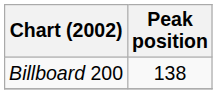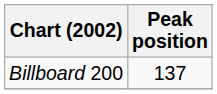(170, 72) 138 -> (170, 72) 137
